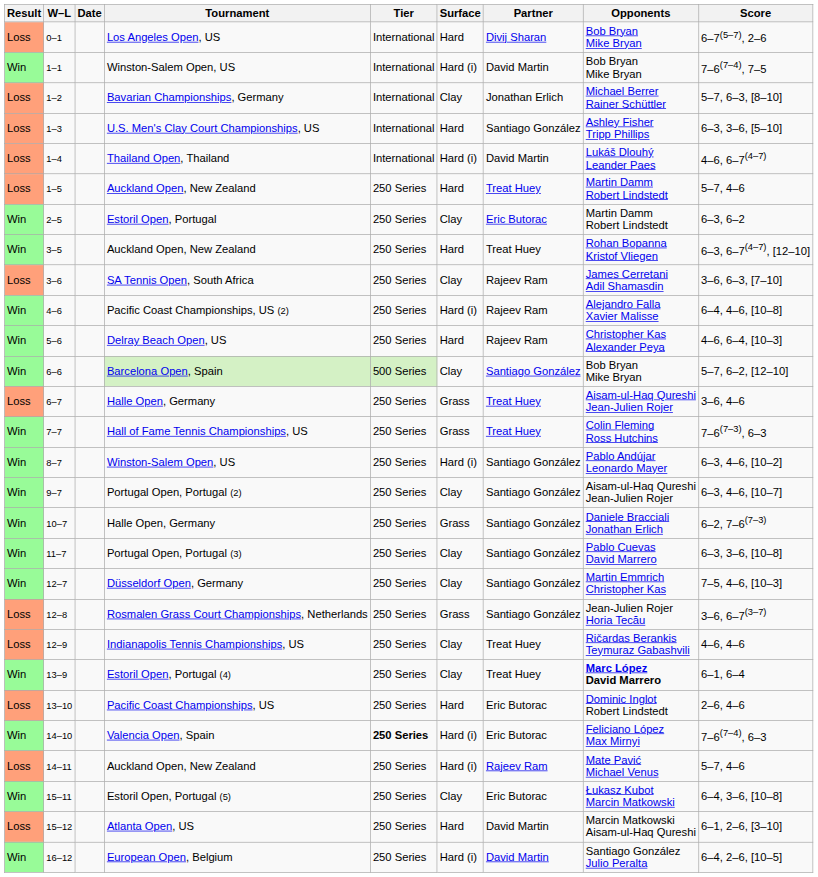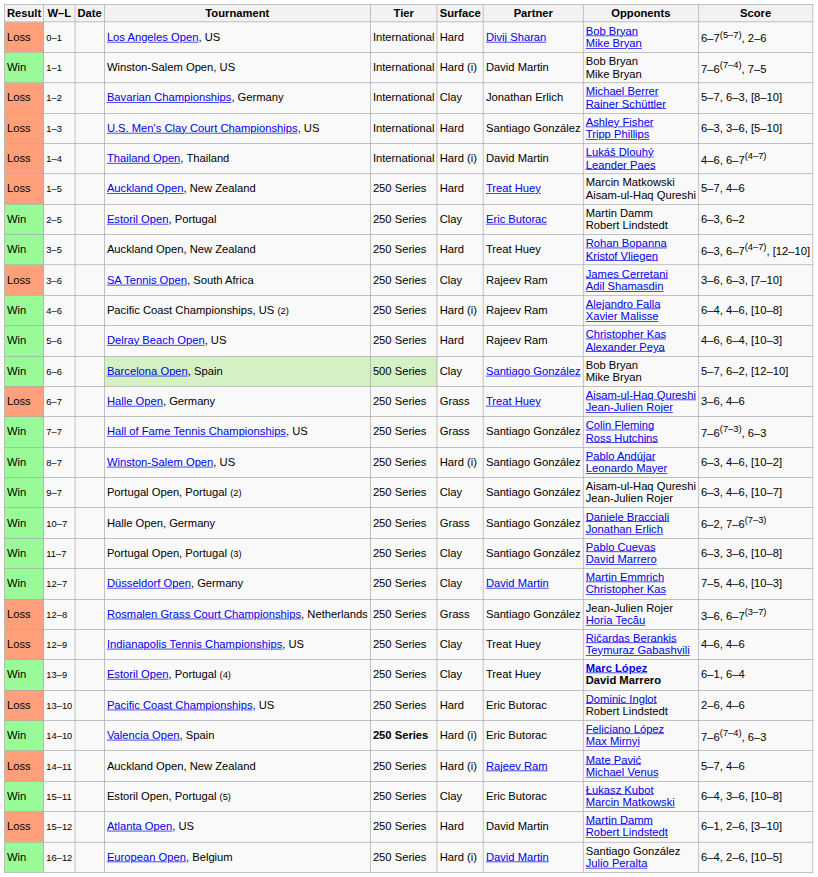(627, 189) Martin Damm Robert Lindstedt -> (641, 189) Marcin Matkowski Aisam-ul-Haq Qureshi
(513, 432) Treat Huey -> (533, 432) Santiago González
(533, 583) Santiago González -> (517, 583) David Martin
(641, 826) Marcin Matkowski Aisam-ul-Haq Qureshi -> (627, 826) Martin Damm Robert Lindstedt
